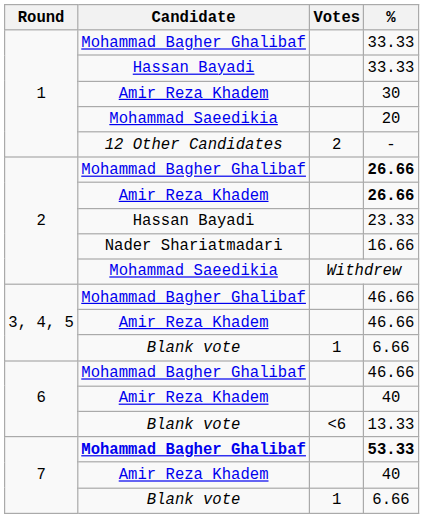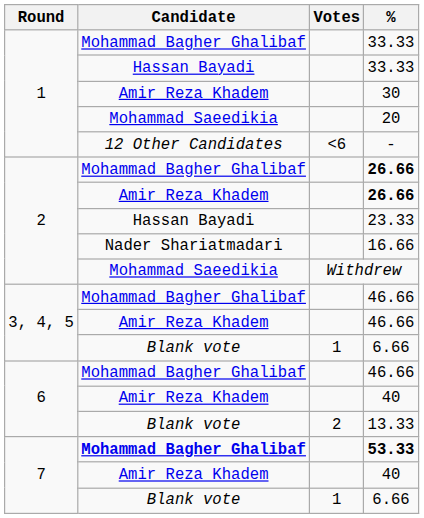(337, 144) 2 -> (337, 144) <6
(337, 424) <6 -> (337, 424) 2
